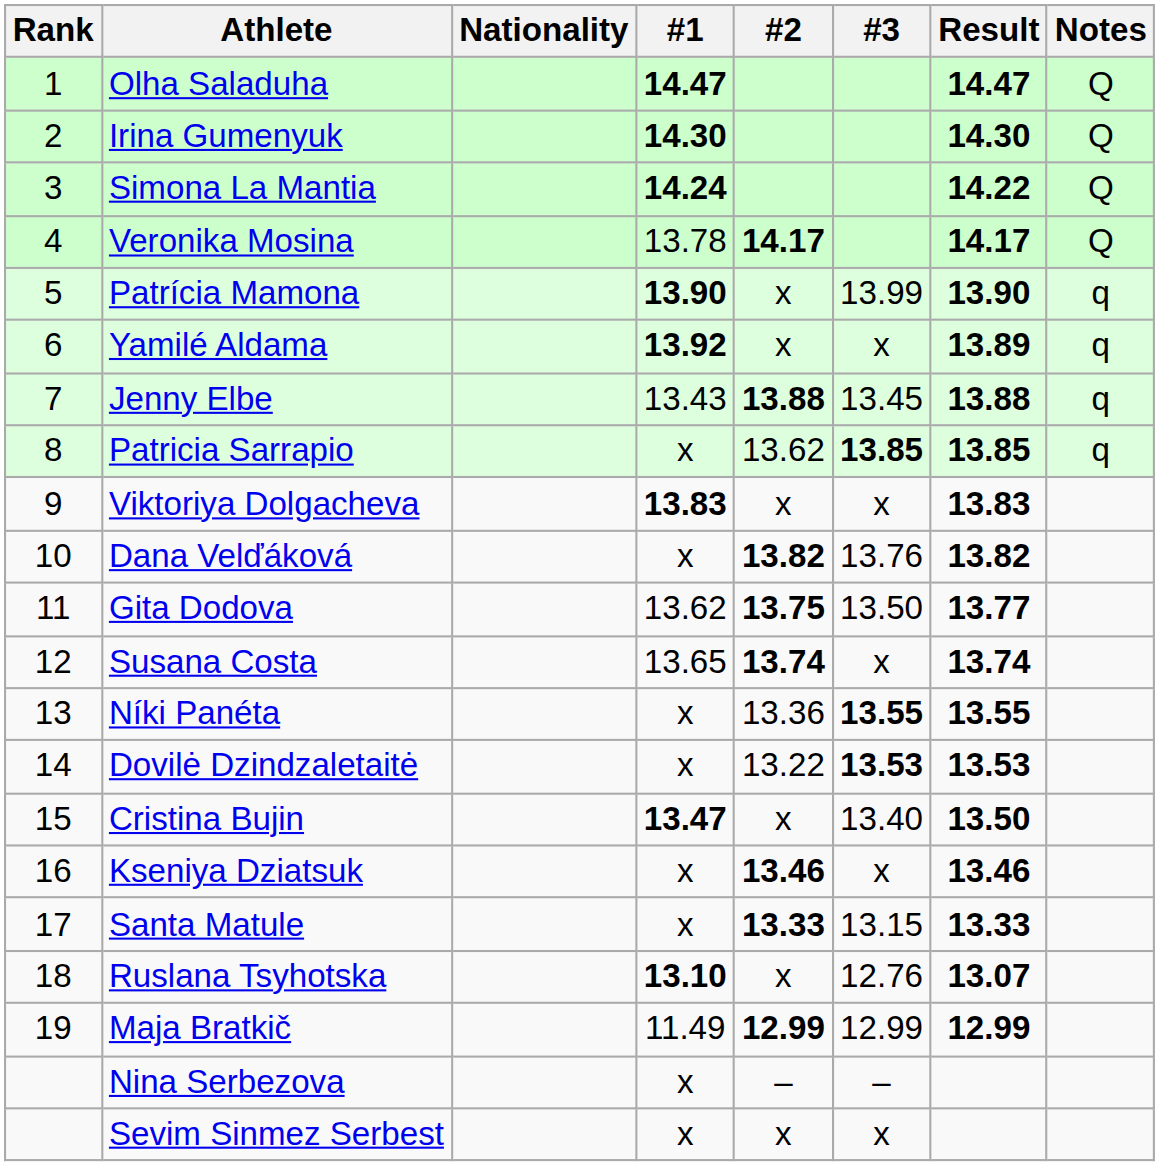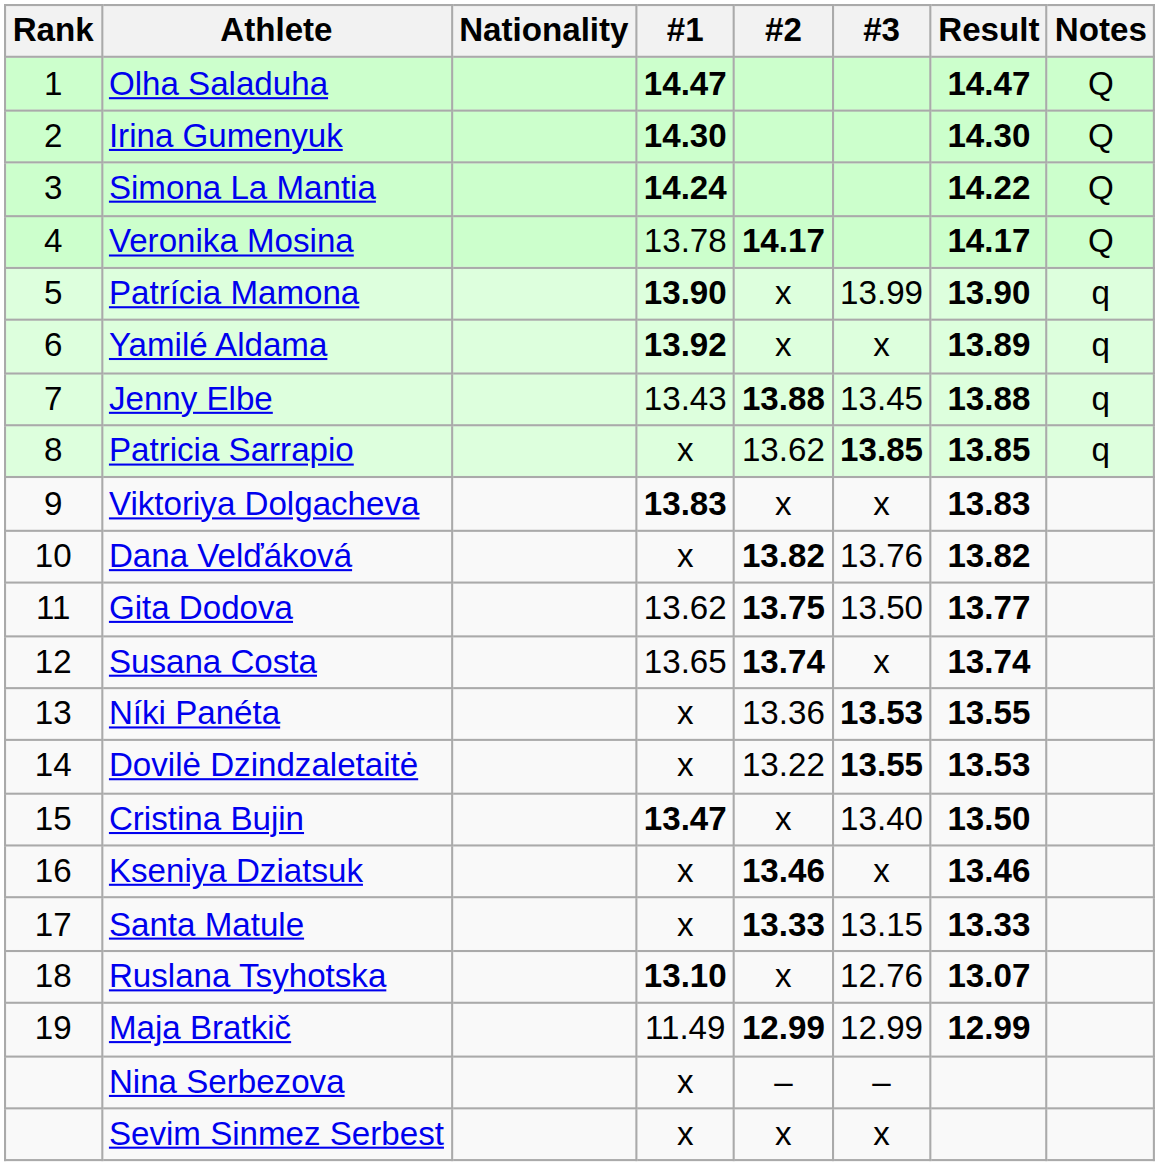(882, 713) 13.55 -> (882, 713) 13.53
(882, 766) 13.53 -> (882, 766) 13.55
